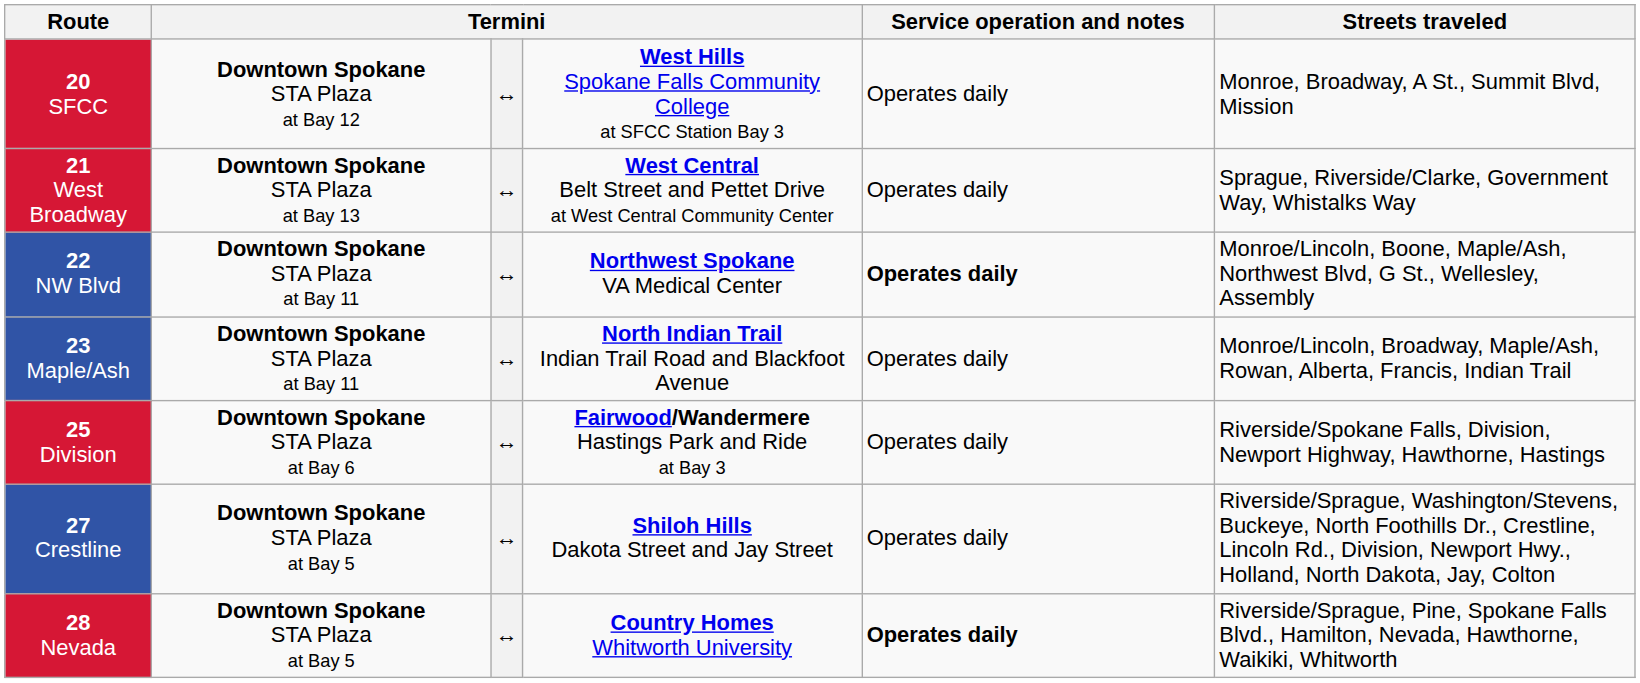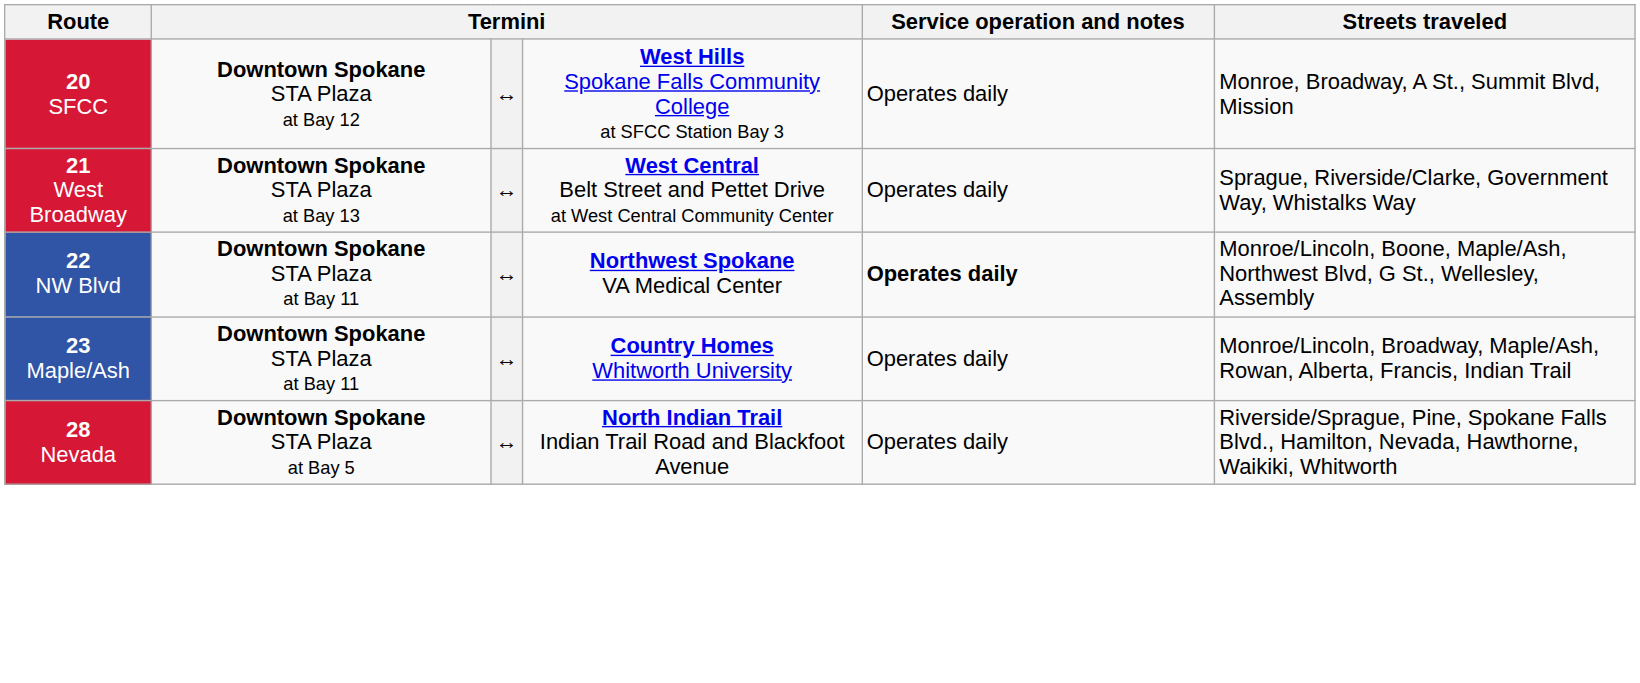(692, 358) North Indian Trail Indian Trail Road and Blackfoot Avenue -> (692, 358) Country Homes Whitworth University
- row: (78, 442)
- row: (78, 539)
(692, 635) Country Homes Whitworth University -> (692, 442) North Indian Trail Indian Trail Road and Blackfoot Avenue
(942, 635) bold -> (937, 442) normal
